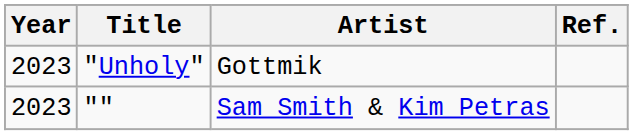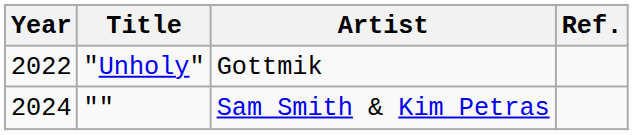(41, 67) 2023 -> (41, 67) 2022
(41, 108) 2023 -> (41, 108) 2024
